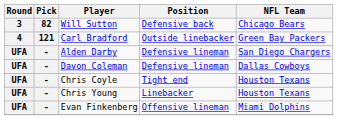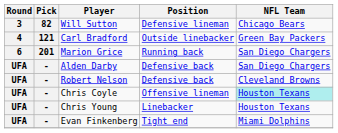(178, 25) Defensive back -> (185, 25) Defensive lineman
+ row: (92, 53)
(185, 53) Defensive lineman -> (178, 67) Defensive back
+ row: (94, 80)
- row: (94, 67)
(165, 80) Tight end -> (185, 94) Offensive lineman
(274, 80) no background -> (274, 94) paleturquoise background
(185, 108) Offensive lineman -> (165, 122) Tight end
